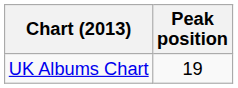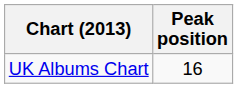(193, 68) 19 -> (193, 68) 16
